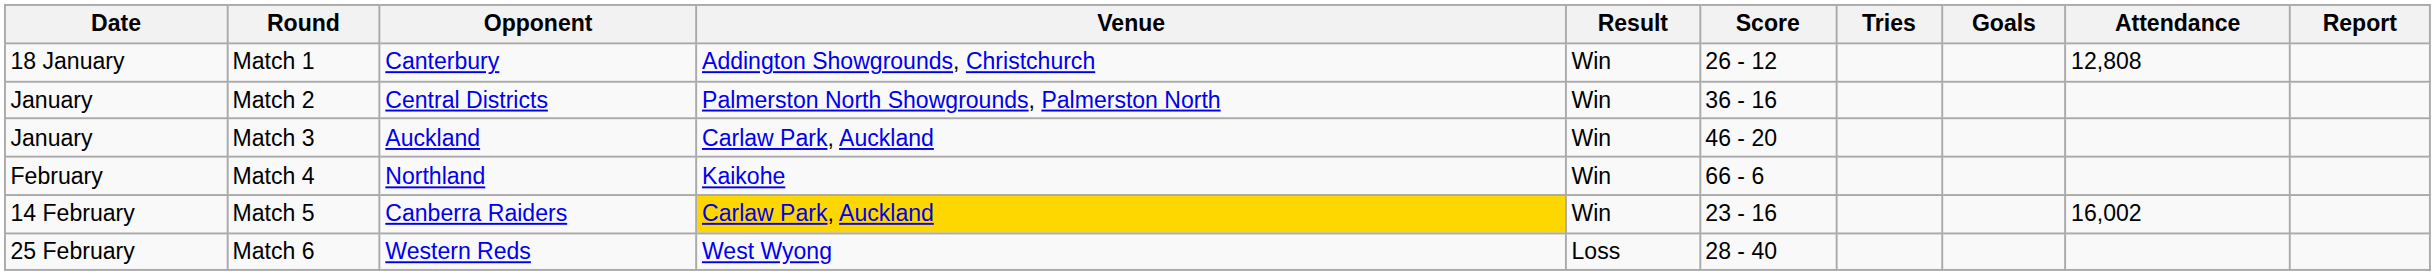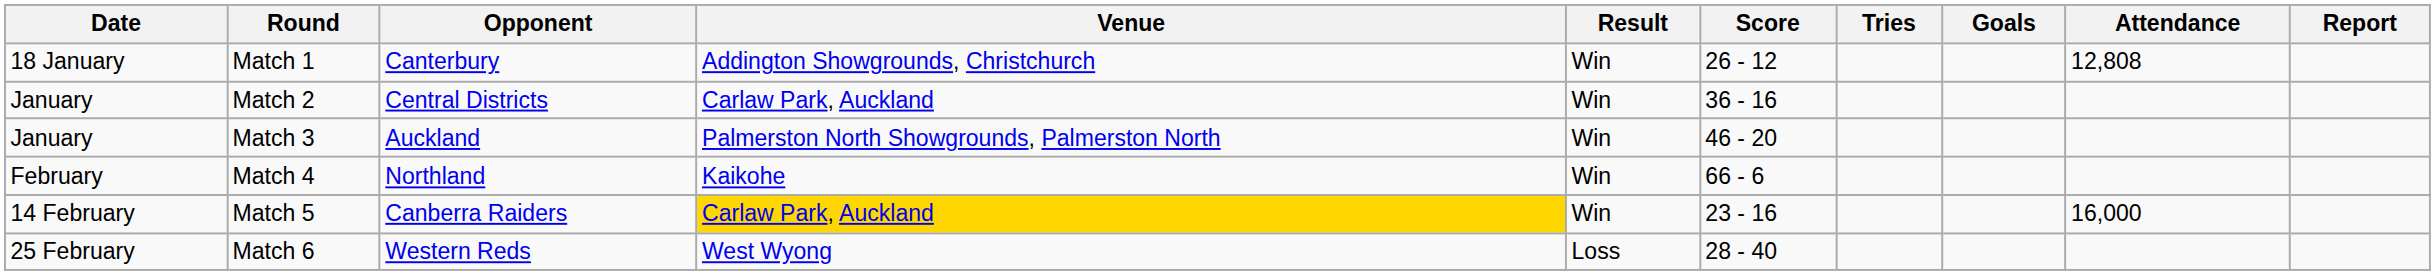(961, 100) Palmerston North Showgrounds, Palmerston North -> (818, 100) Carlaw Park, Auckland
(818, 138) Carlaw Park, Auckland -> (961, 138) Palmerston North Showgrounds, Palmerston North
(2106, 214) 16,002 -> (2106, 214) 16,000
